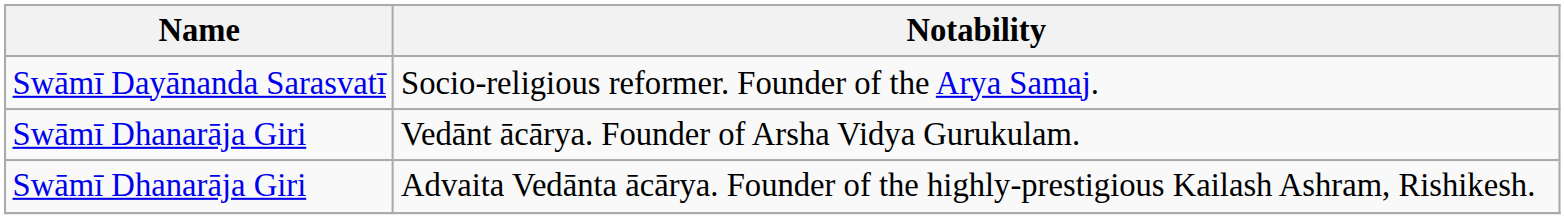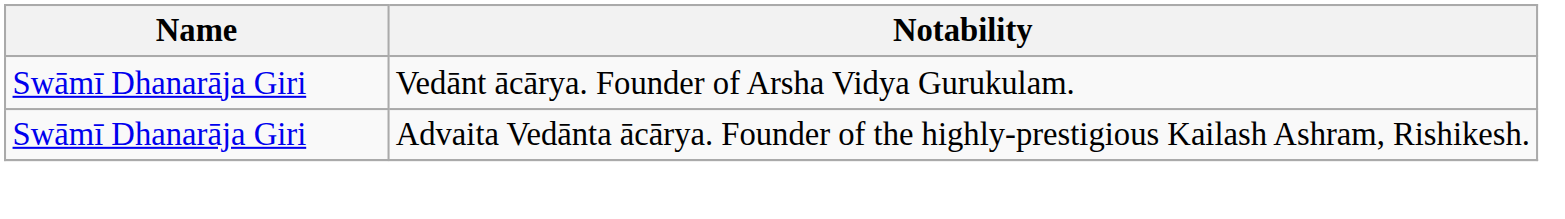- row: (750, 82)
